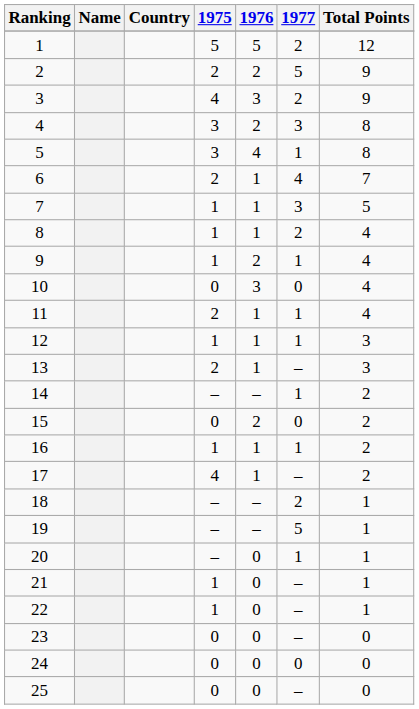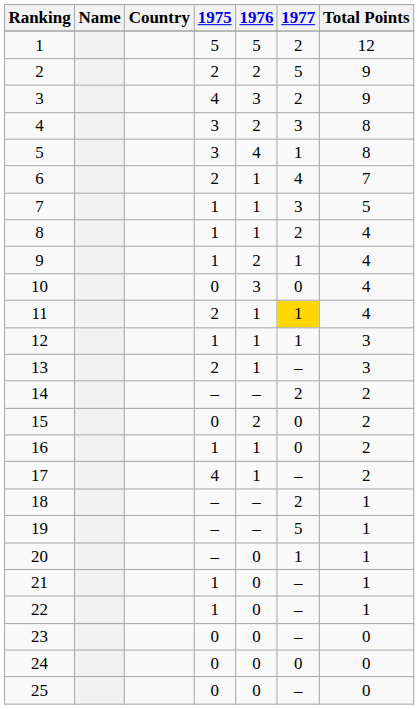(298, 313) no background -> (298, 313) gold background
(298, 394) 1 -> (298, 394) 2
(298, 448) 1 -> (298, 448) 0
